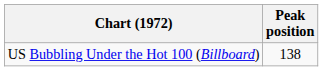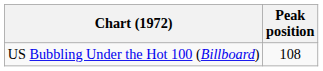(290, 54) 138 -> (290, 54) 108
